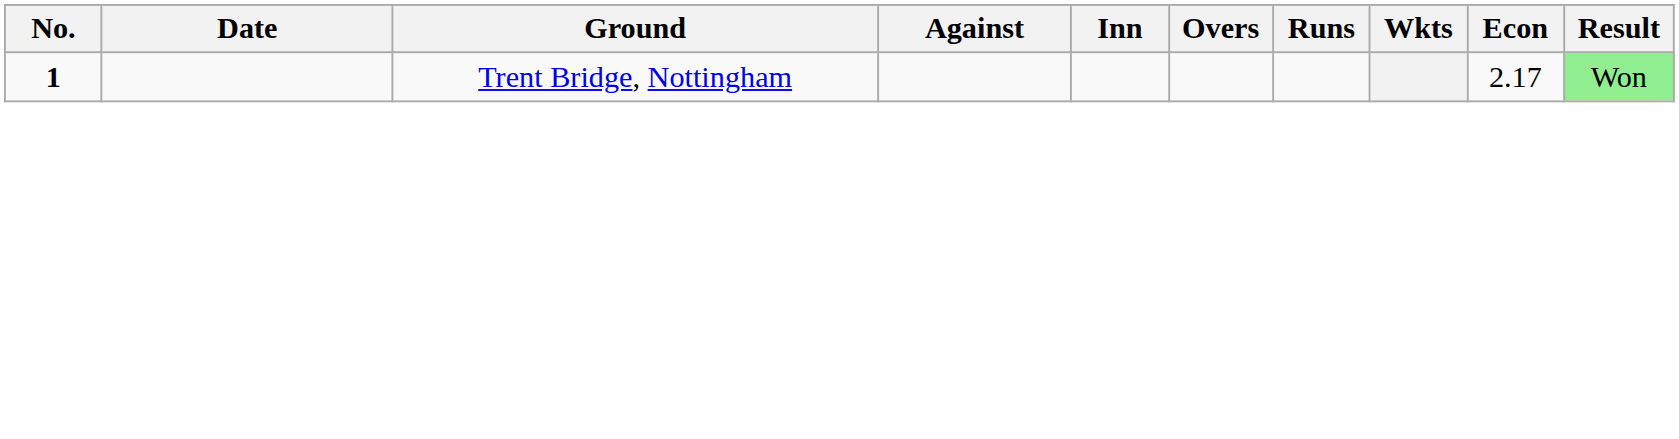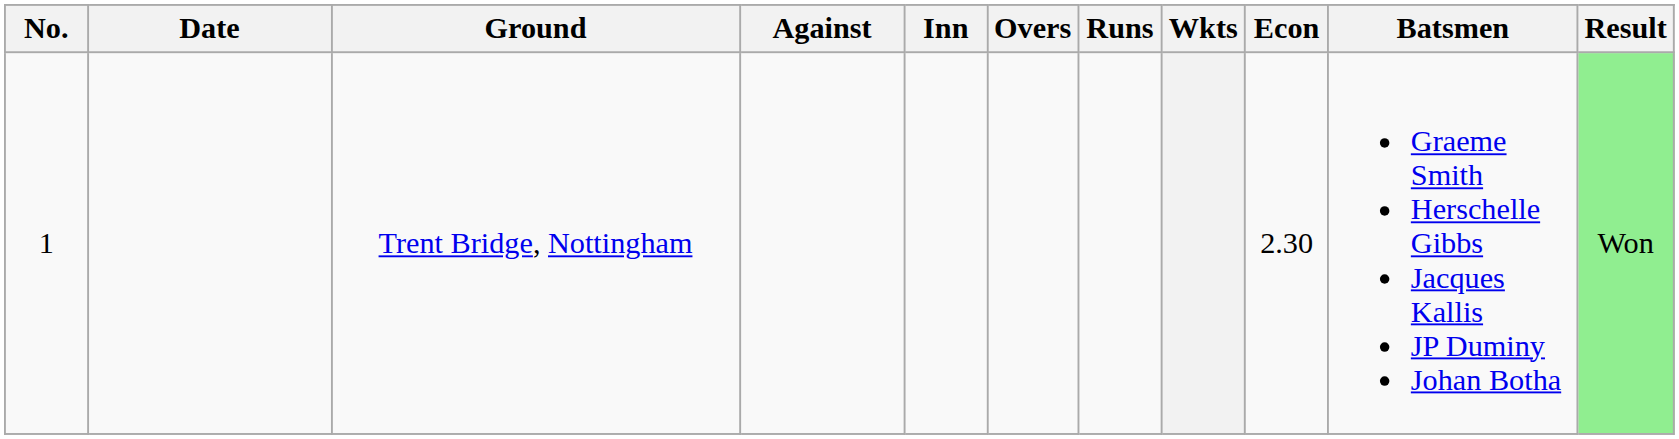+ column: (1453, 28)
(53, 76) bold -> (46, 242) normal
(1515, 76) 2.17 -> (1287, 242) 2.30
